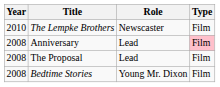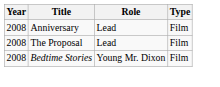- row: (72, 27)
(201, 43) pink background -> (179, 27) no background
